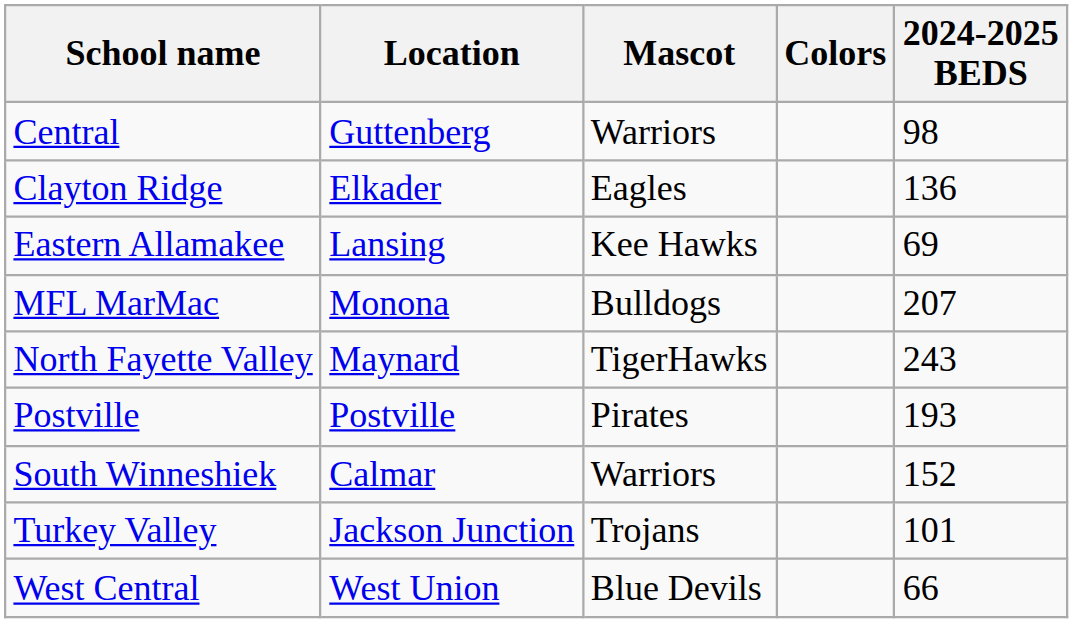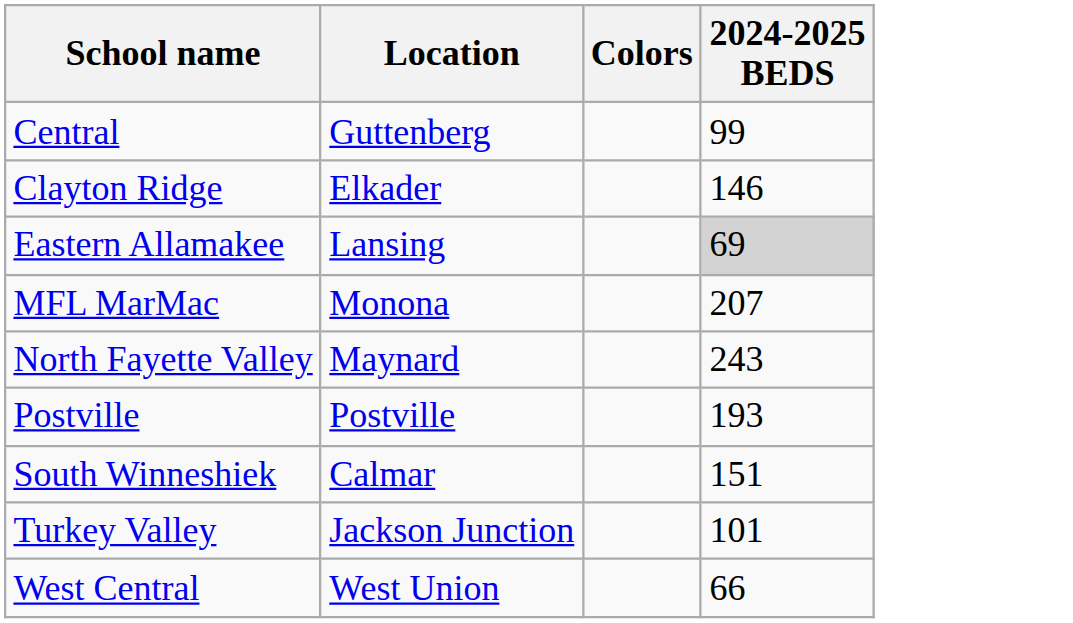- column: (679, 53)
(921, 130) 98 -> (727, 130) 99
(930, 187) 136 -> (736, 187) 146
(921, 244) no background -> (727, 244) lightgrey background
(930, 473) 152 -> (736, 473) 151
